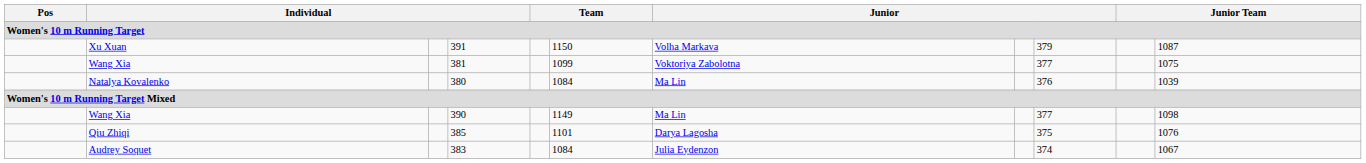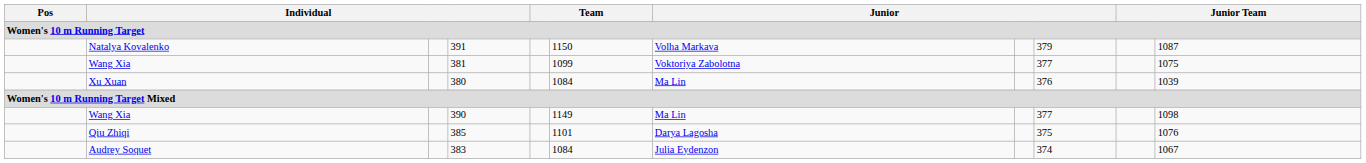(108, 47) Xu Xuan -> (129, 47) Natalya Kovalenko
(129, 81) Natalya Kovalenko -> (108, 81) Xu Xuan
